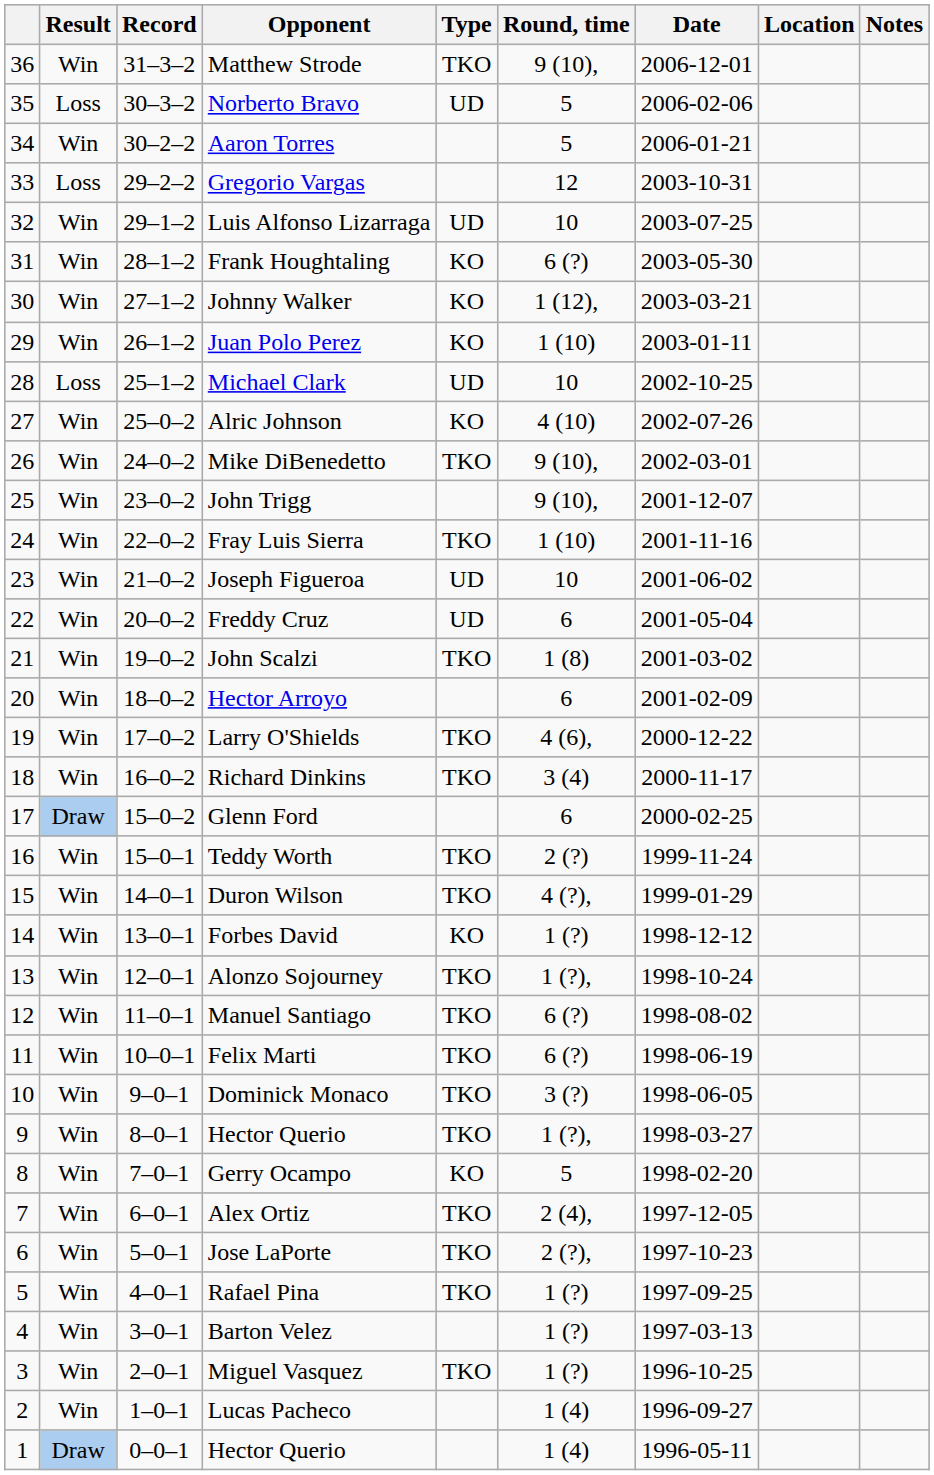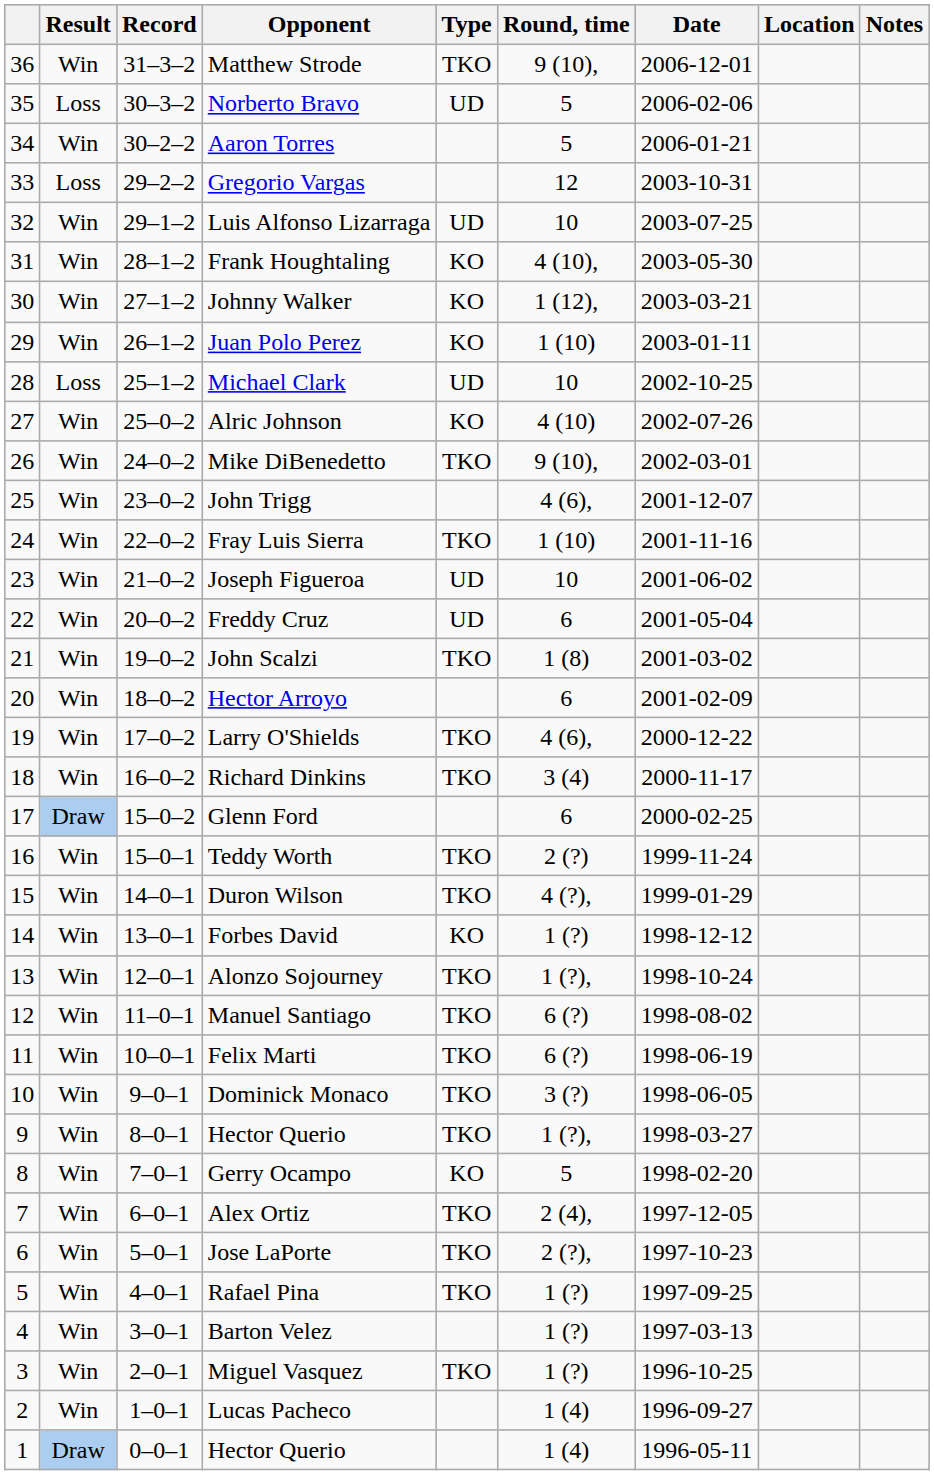(566, 262) 6 (?) -> (566, 262) 4 (10),
(566, 499) 9 (10), -> (566, 499) 4 (6),
